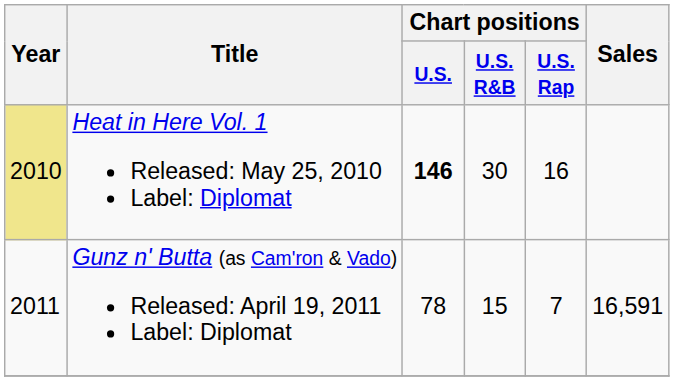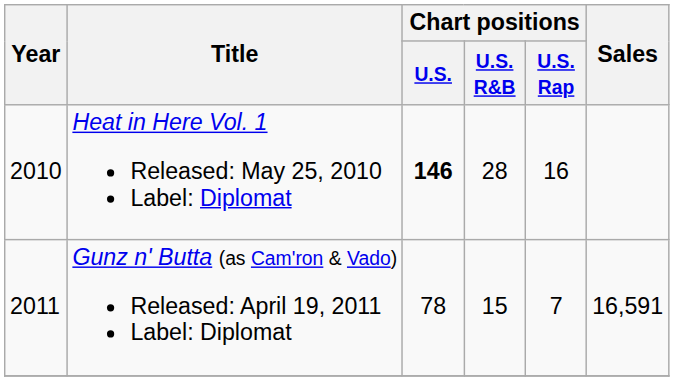(36, 171) khaki background -> (36, 171) no background
(495, 171) 30 -> (495, 171) 28
